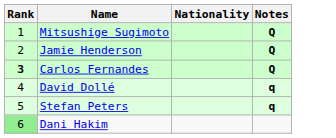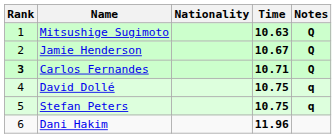+ column: (272, 14)
(21, 124) lightgreen background -> (21, 124) no background
